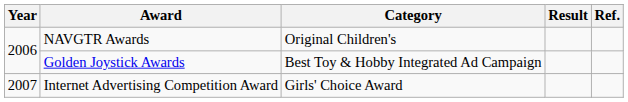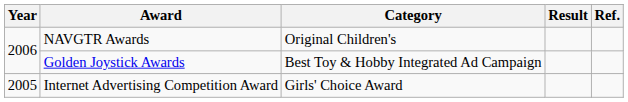(22, 85) 2007 -> (22, 85) 2005
